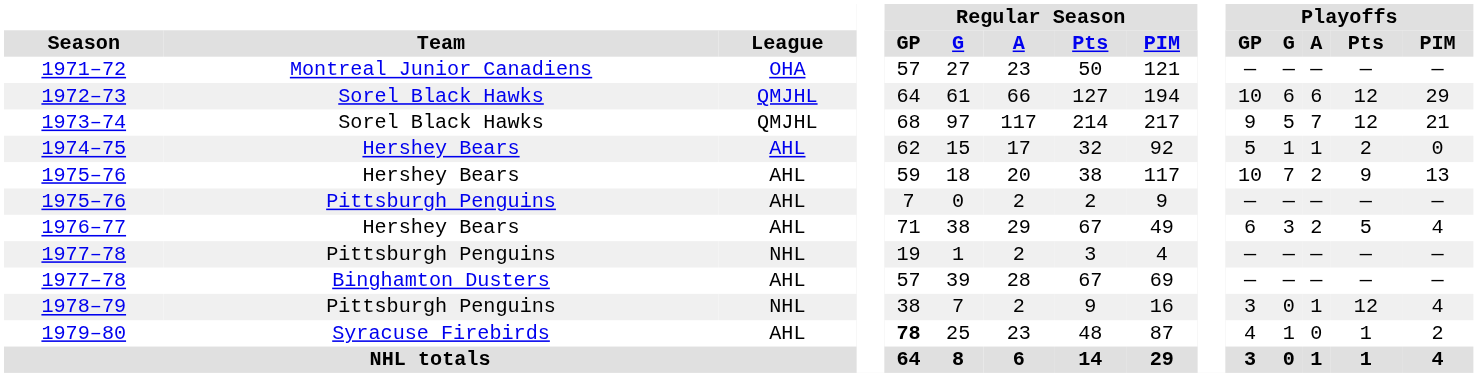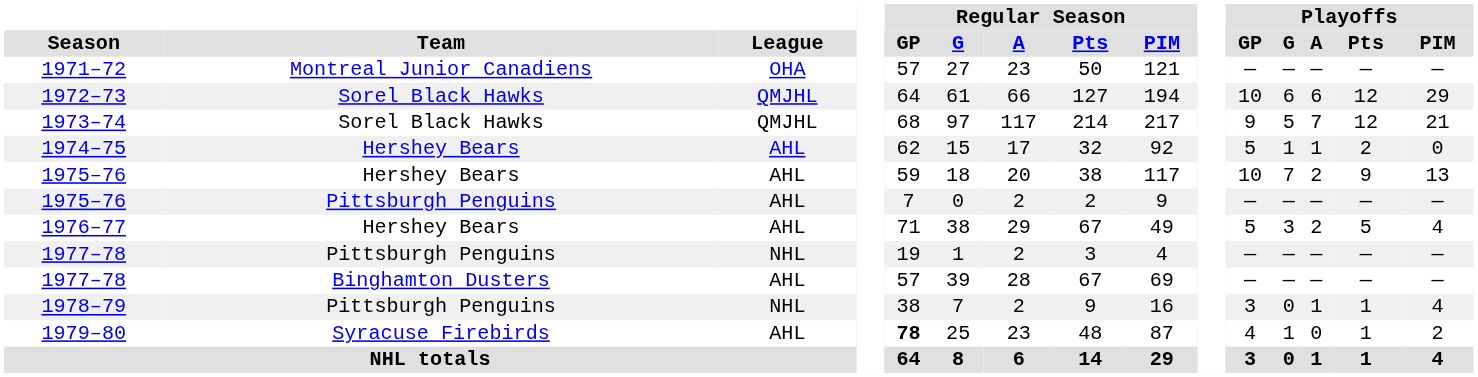(1250, 228) 6 -> (1250, 228) 5
(1366, 307) 12 -> (1366, 307) 1
